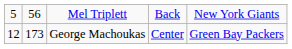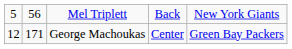(34, 33) 173 -> (34, 33) 171
